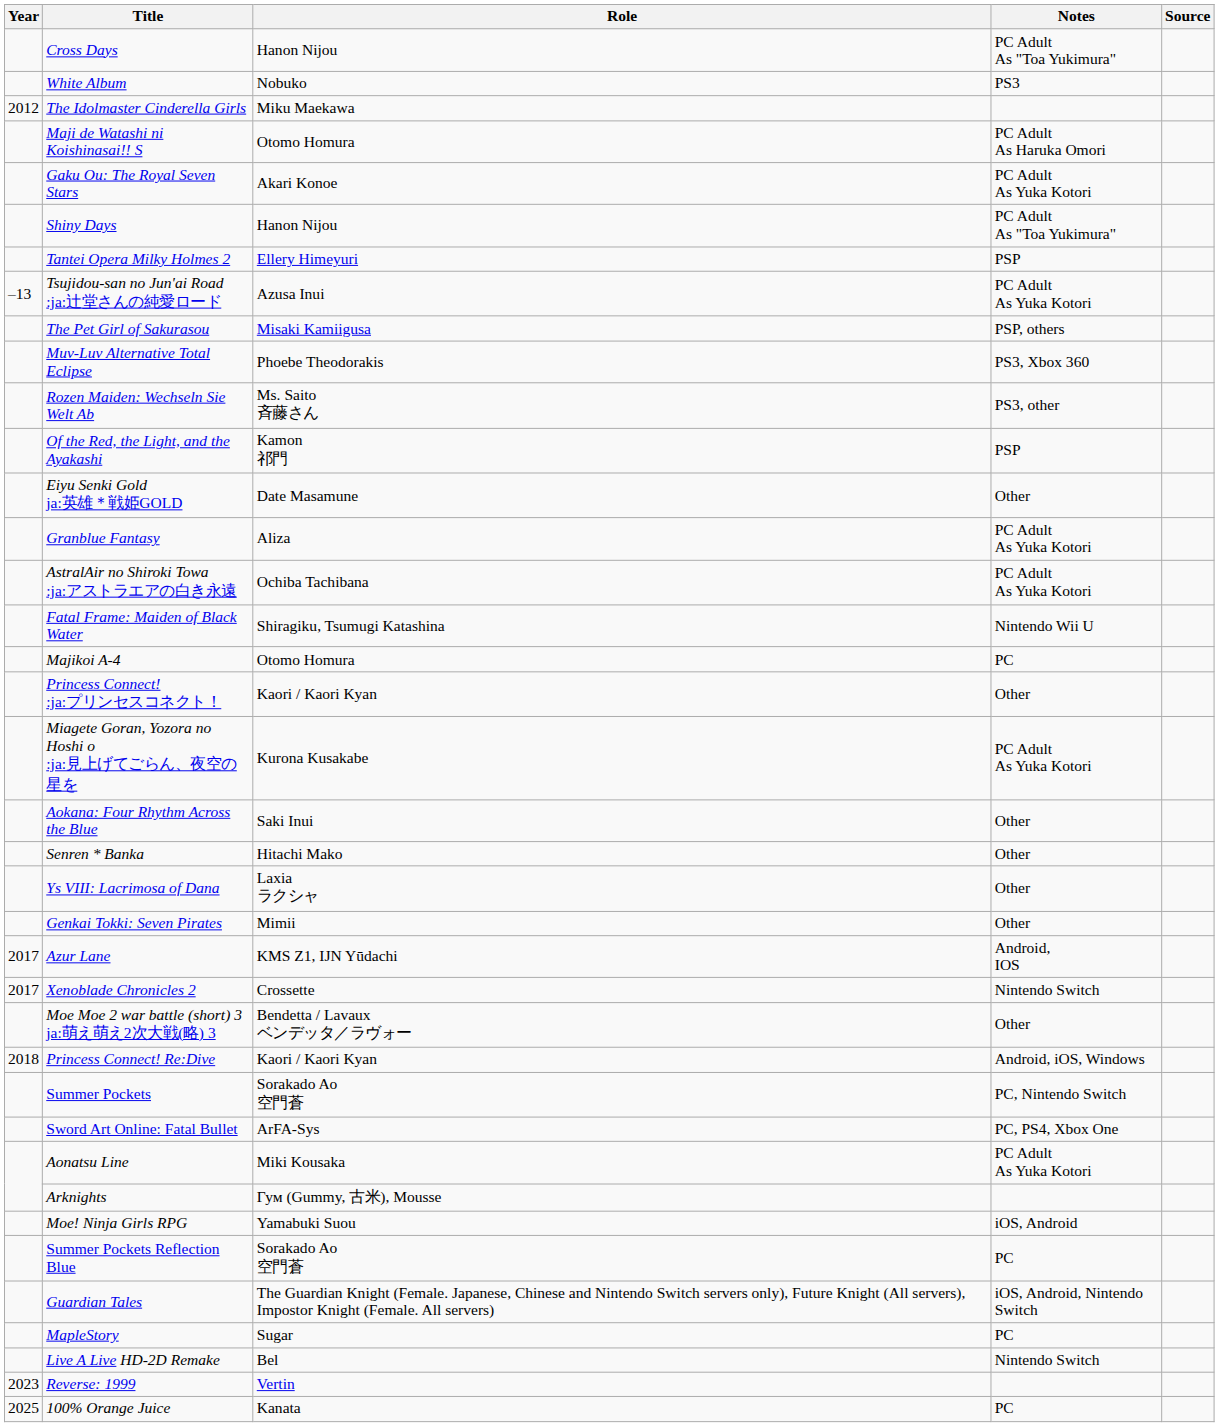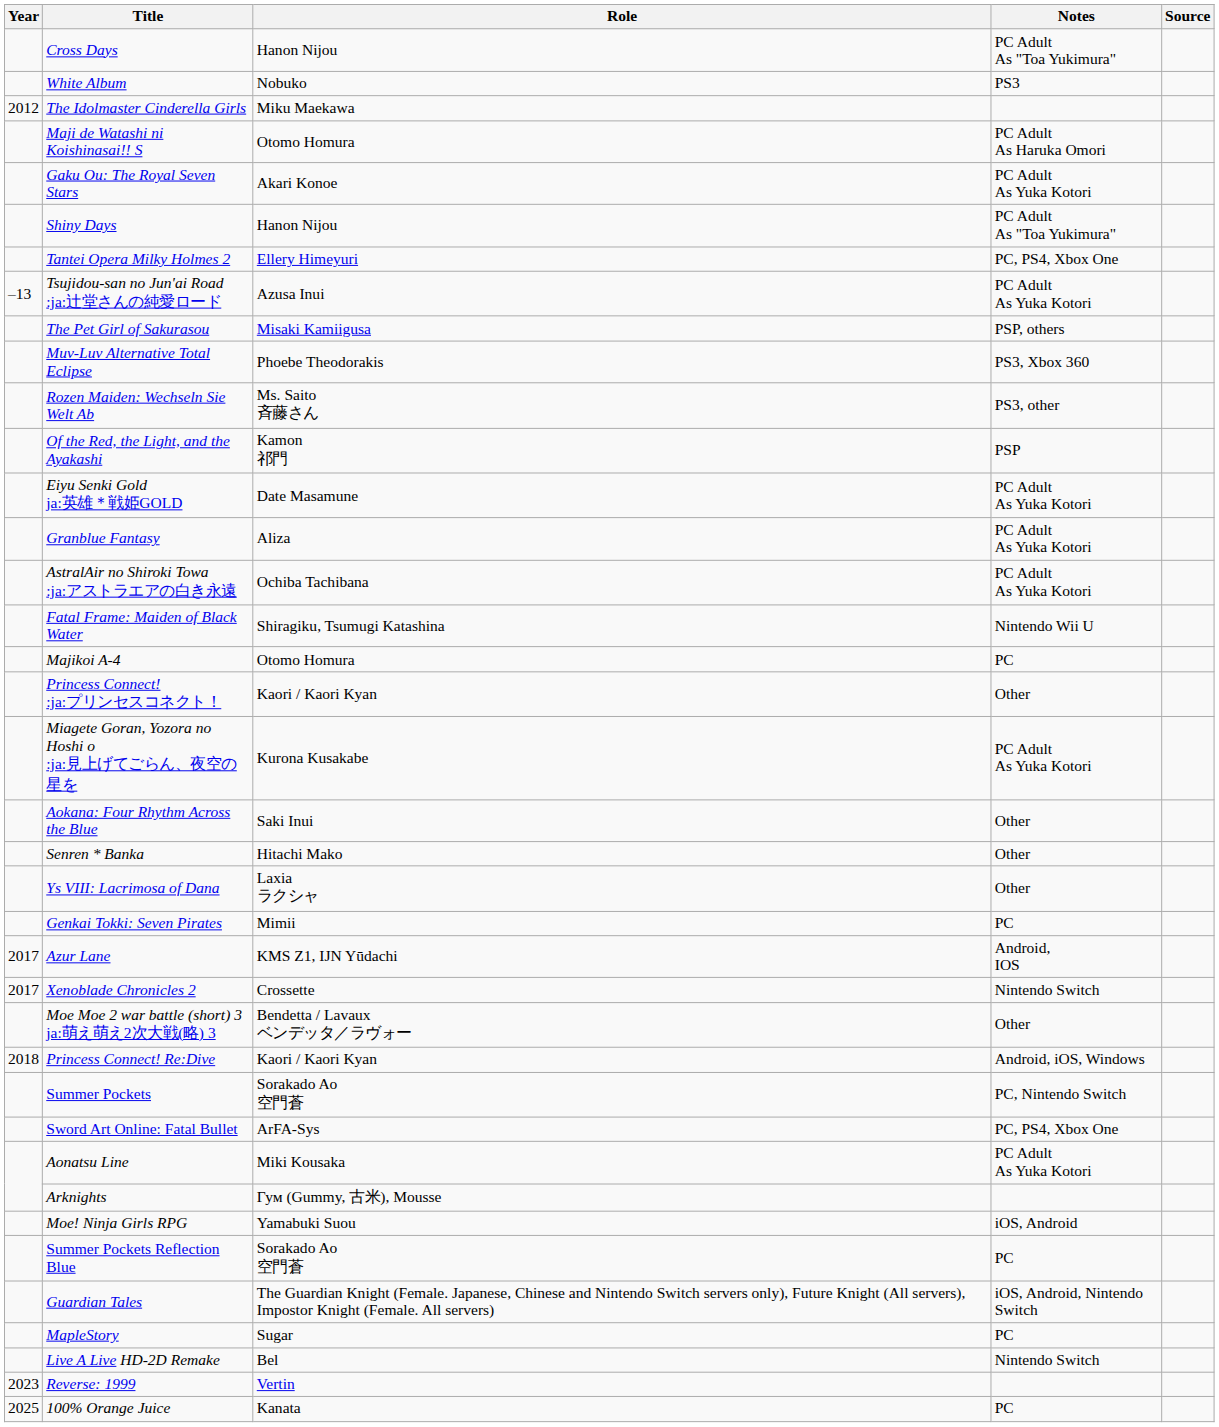(1008, 258) PSP -> (1057, 258) PC, PS4, Xbox One
(1012, 495) Other -> (1043, 495) PC Adult As Yuka Kotori
(1012, 923) Other -> (1004, 923) PC
